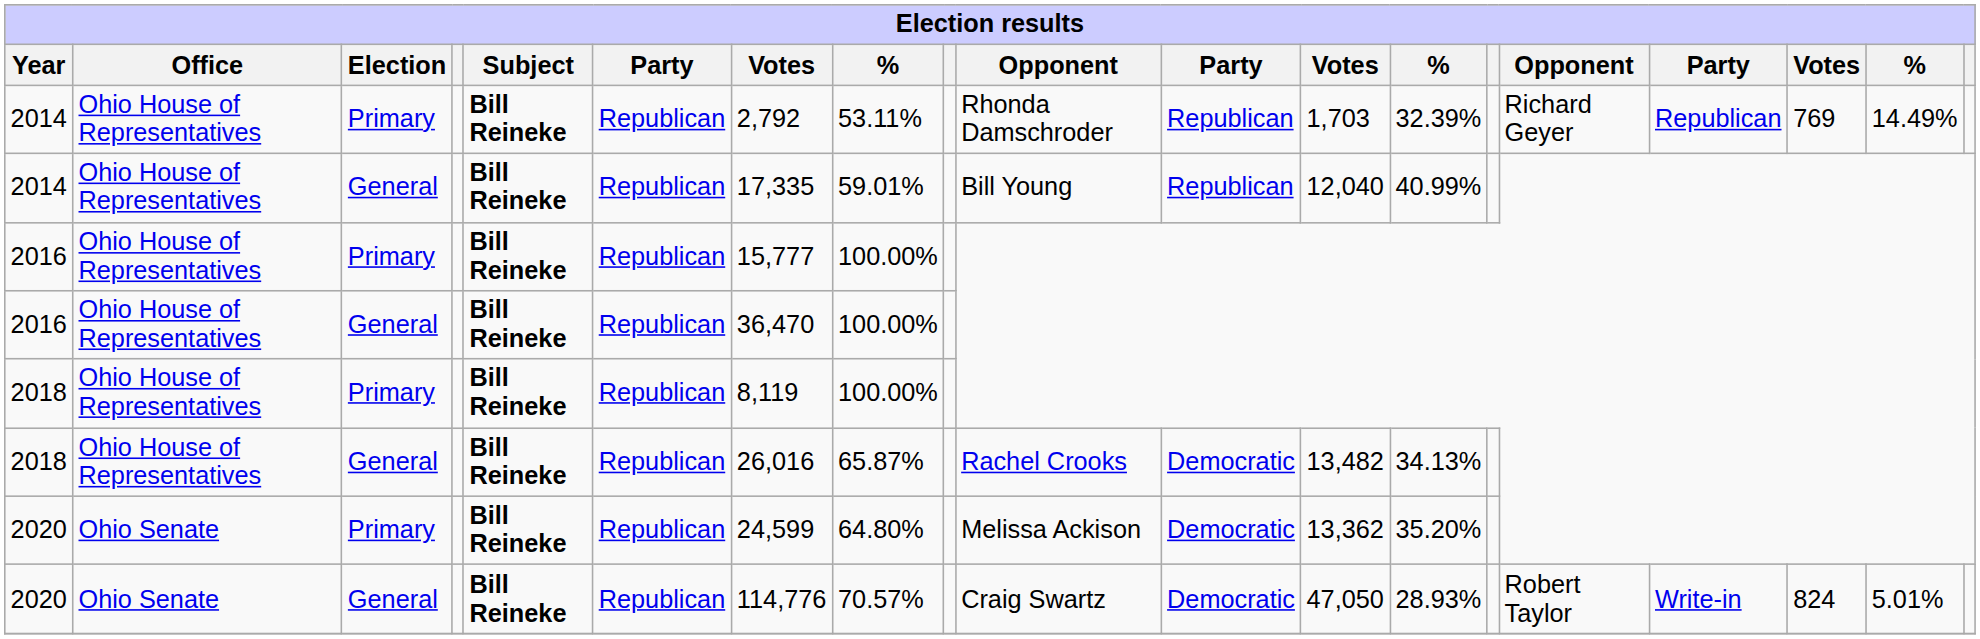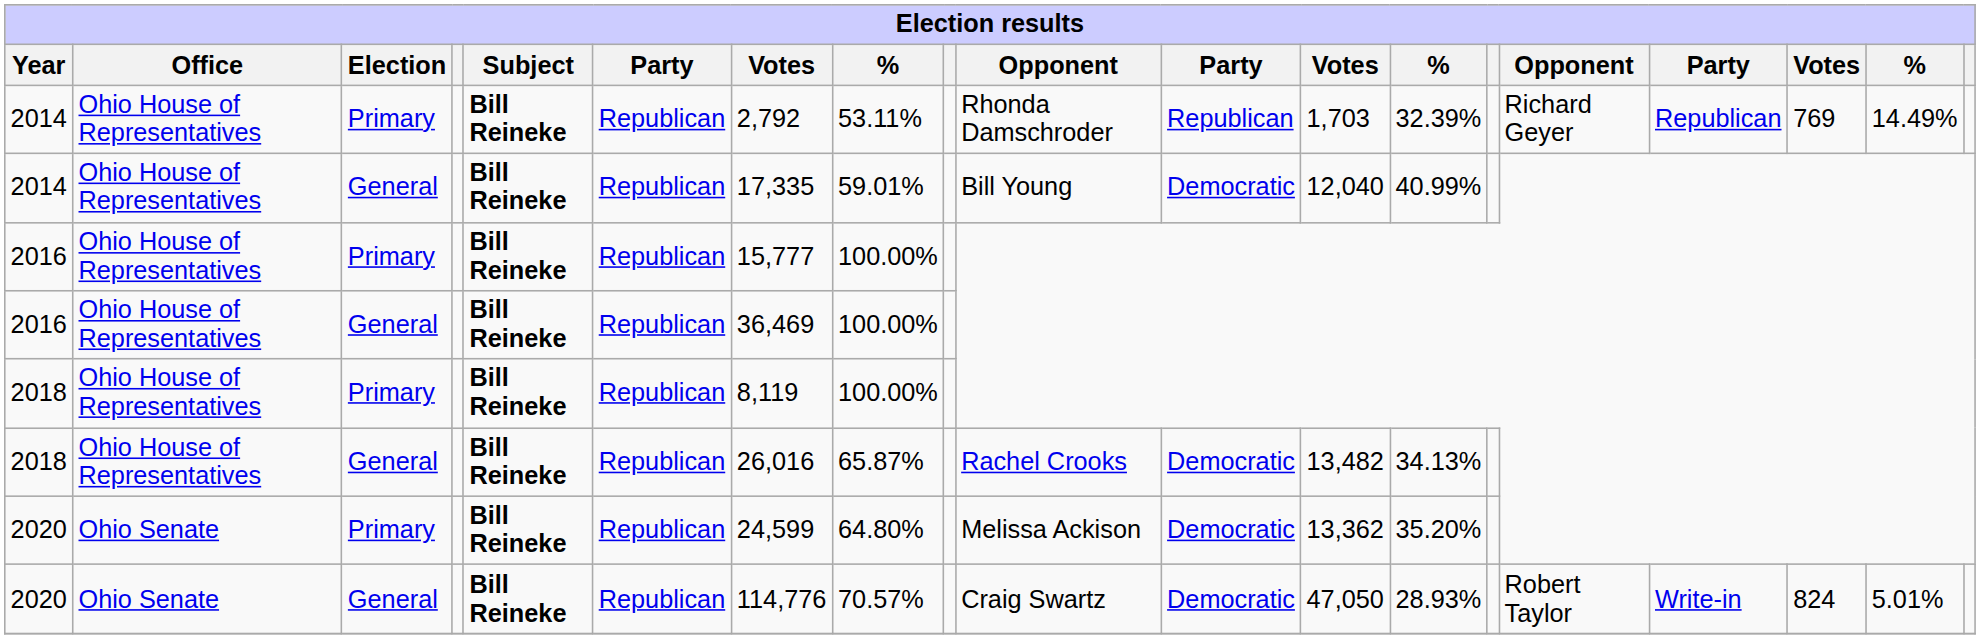(1230, 187) Republican -> (1231, 187) Democratic
(776, 324) 36,470 -> (776, 324) 36,469
